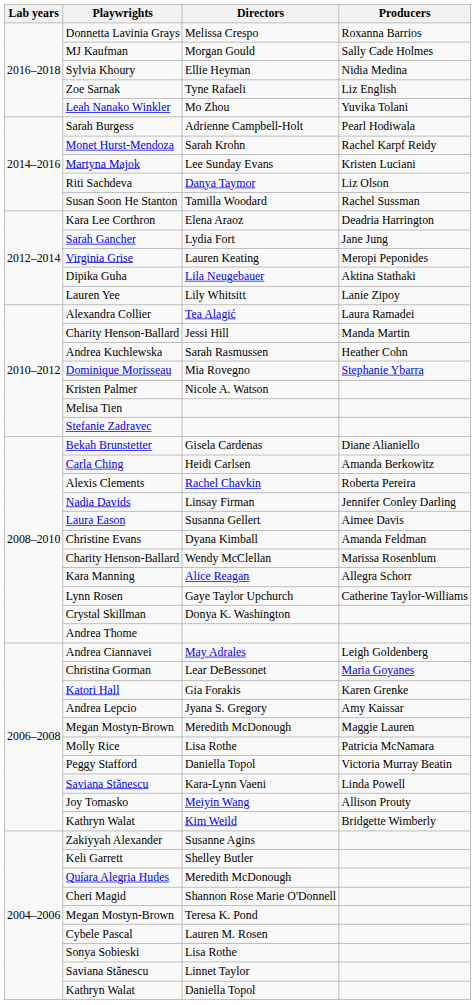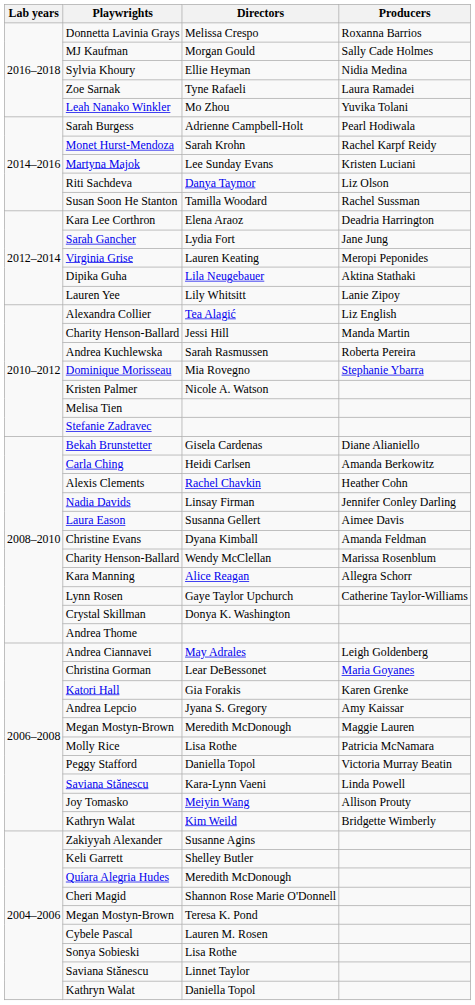(369, 88) Liz English -> (378, 88) Laura Ramadei
(378, 314) Laura Ramadei -> (369, 314) Liz English
(375, 351) Heather Cohn -> (379, 351) Roberta Pereira
(379, 483) Roberta Pereira -> (375, 483) Heather Cohn
